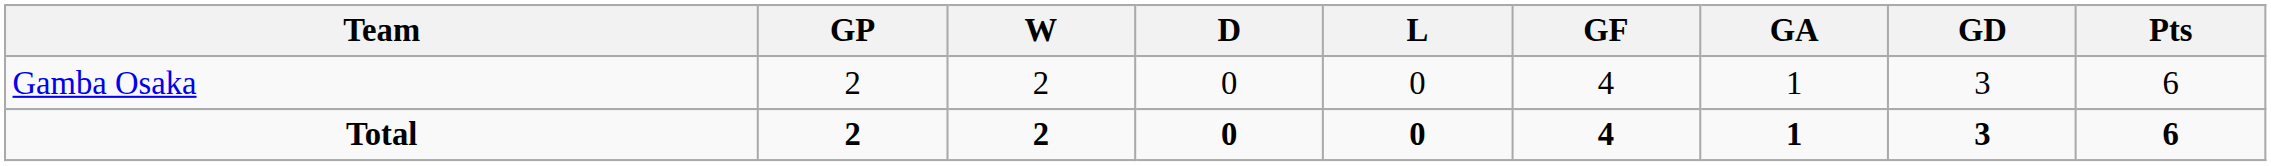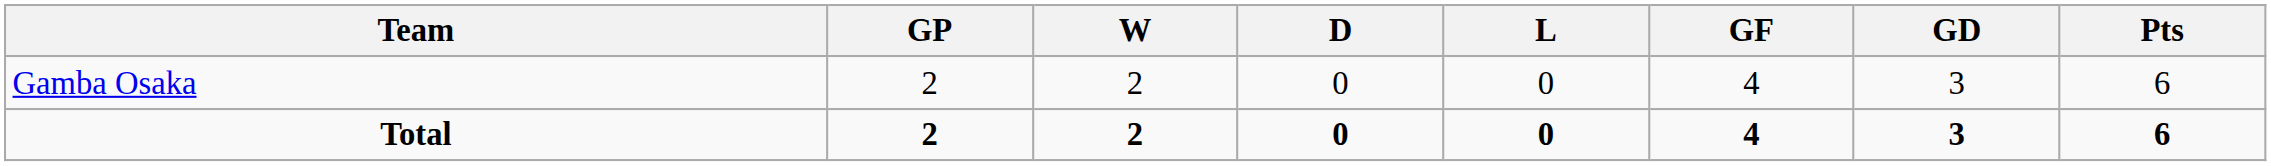- column: (1794, 30)
